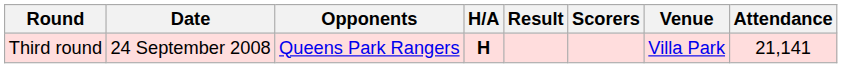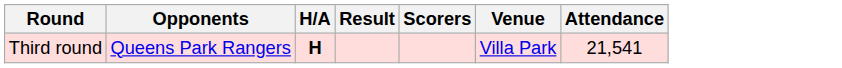- column: (191, 18)
(783, 47) 21,141 -> (614, 47) 21,541
